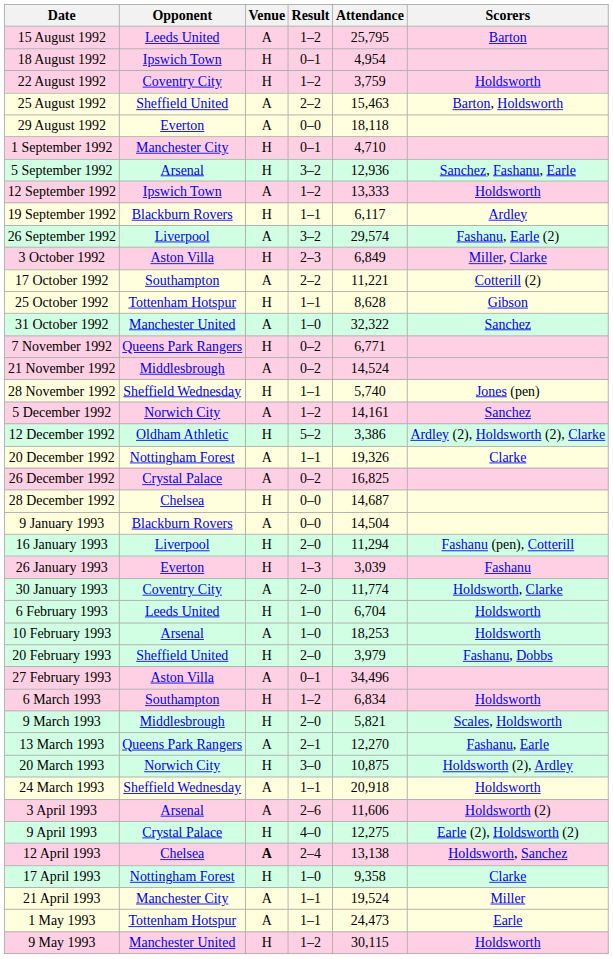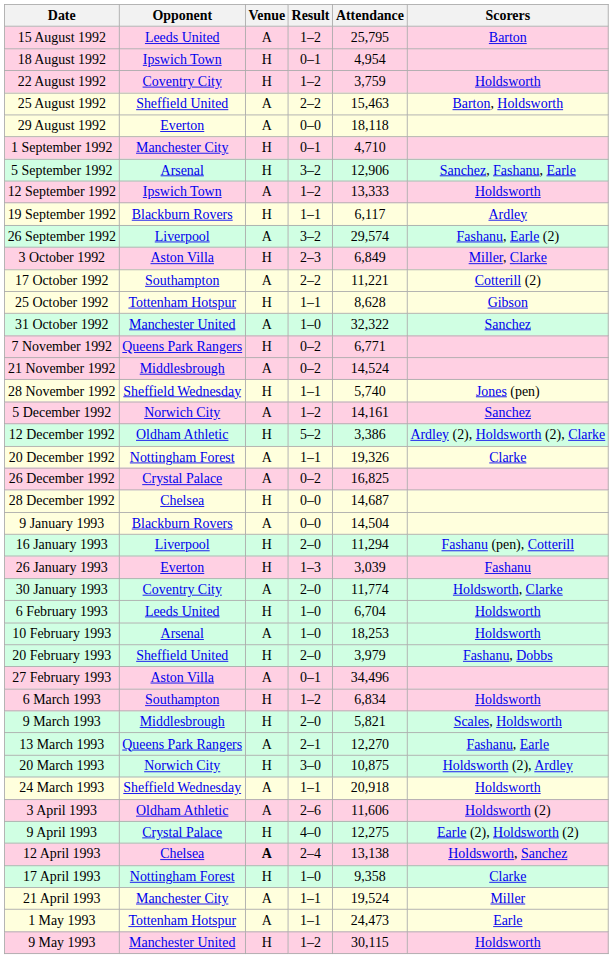(370, 170) 12,936 -> (370, 170) 12,906
(182, 810) Arsenal -> (182, 810) Oldham Athletic
